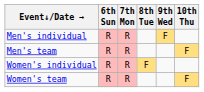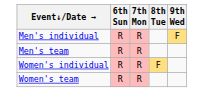- column: (187, 17)
